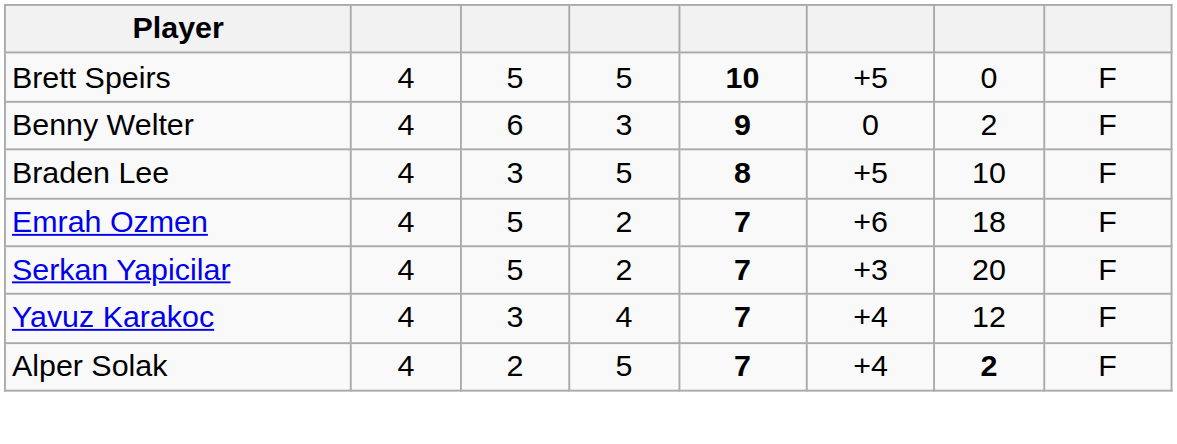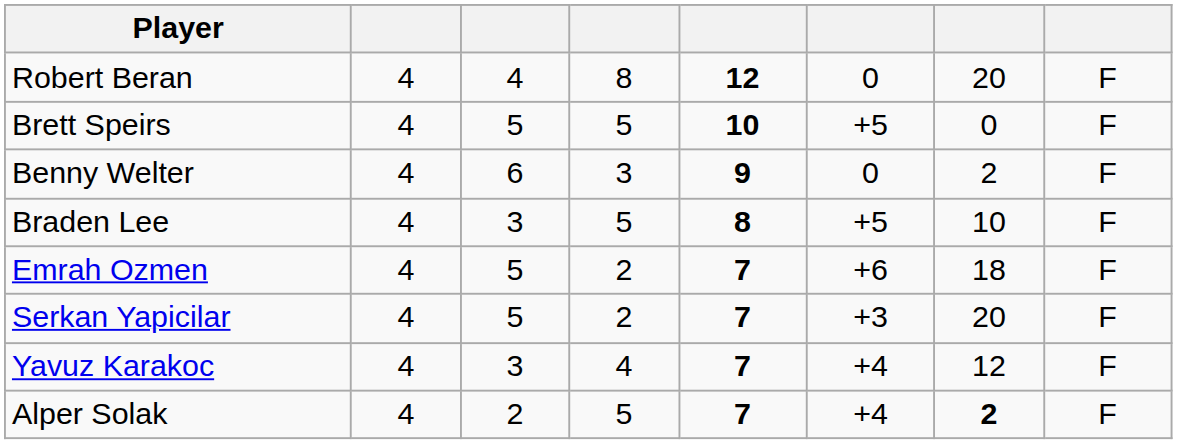+ row: (102, 76)
